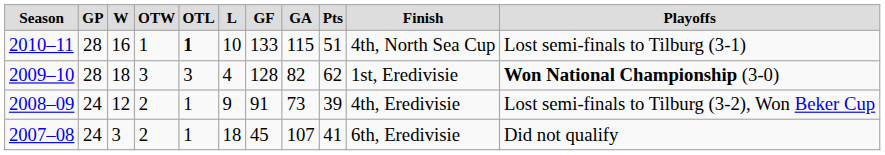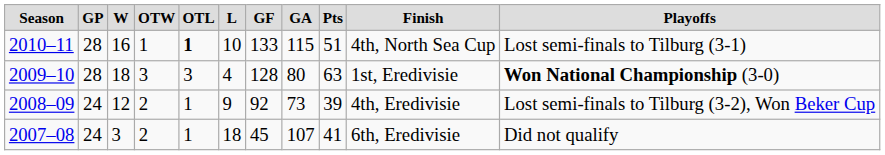(296, 74) 82 -> (296, 74) 80
(333, 74) 62 -> (333, 74) 63
(259, 104) 91 -> (259, 104) 92
